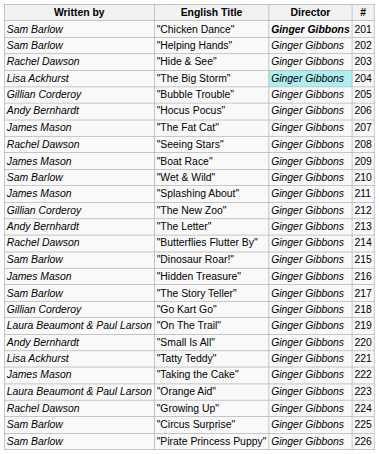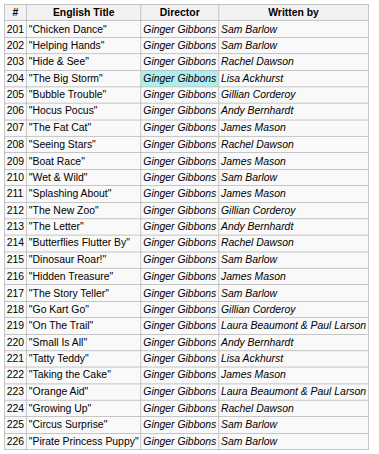columns swapped: (363, 12) <-> (79, 12)
(310, 29) bold -> (180, 29) normal
